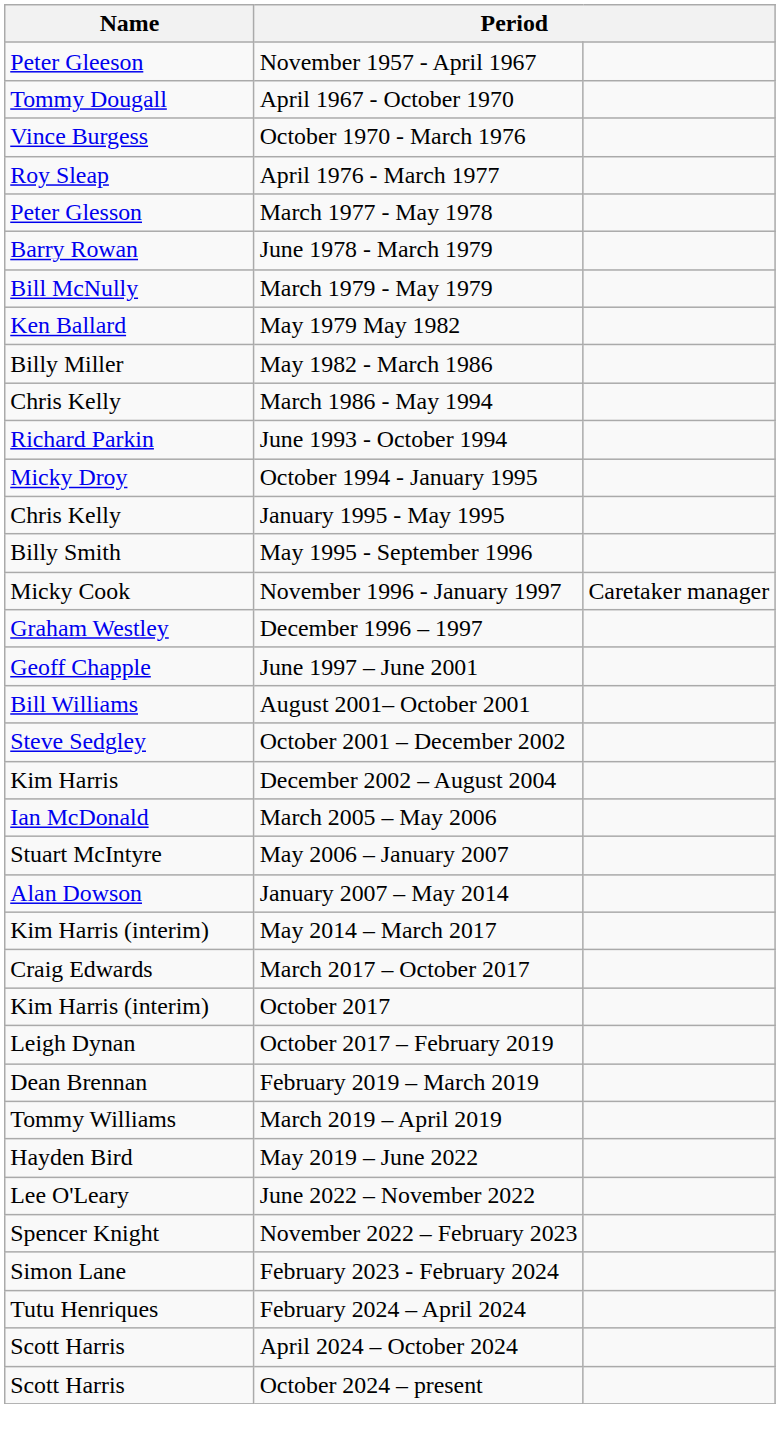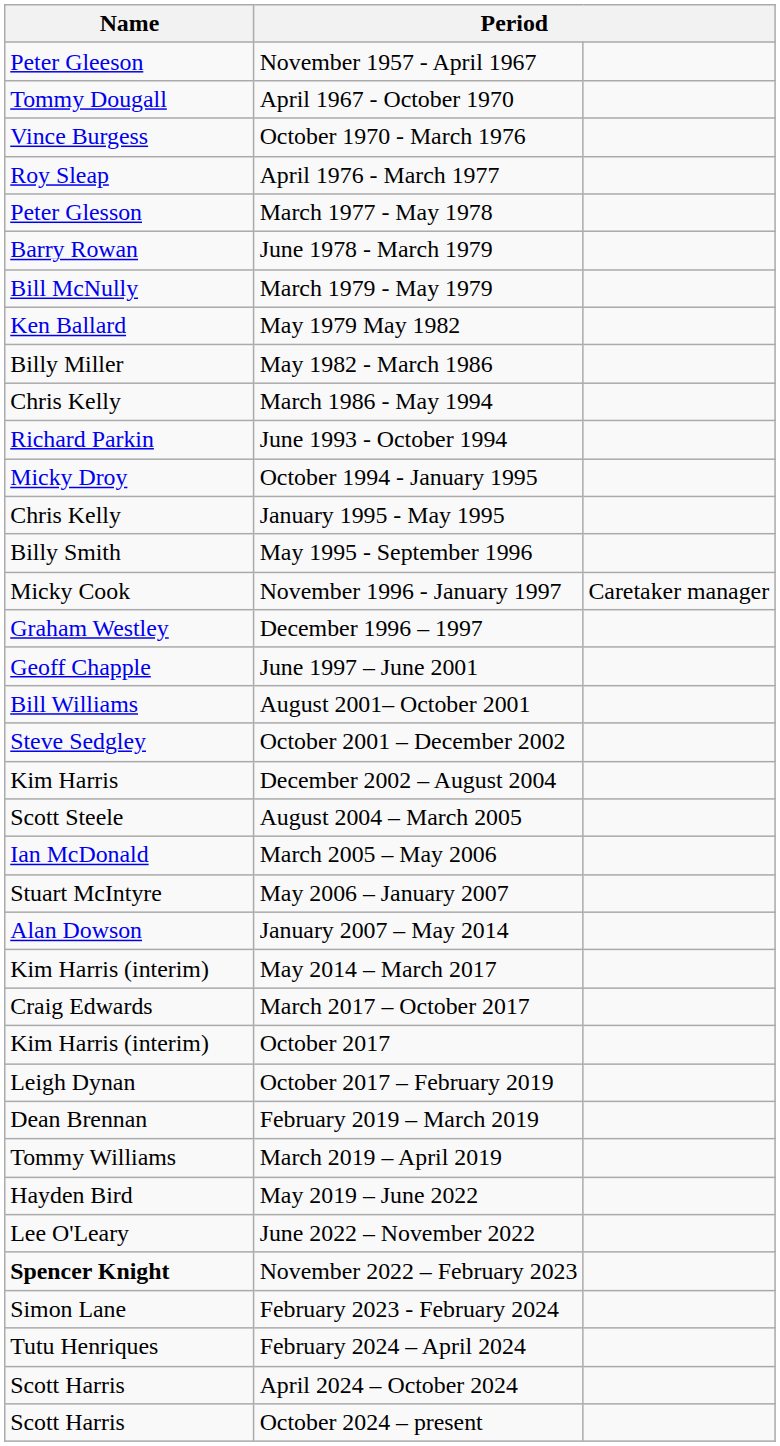+ row: (391, 817)
(85, 1233) normal -> (90, 1271) bold
